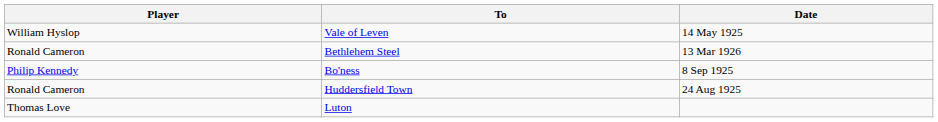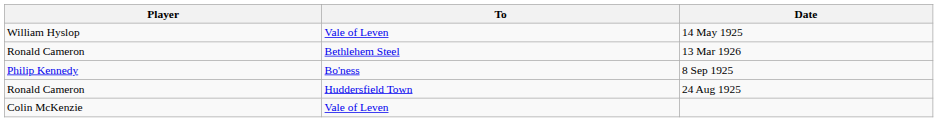- row: (38, 108)
+ row: (45, 108)
